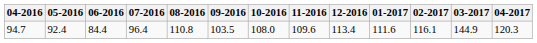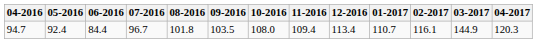(138, 30) 96.4 -> (138, 30) 96.7
(181, 30) 110.8 -> (182, 30) 101.8
(304, 30) 109.6 -> (304, 30) 109.4
(384, 30) 111.6 -> (384, 30) 110.7
